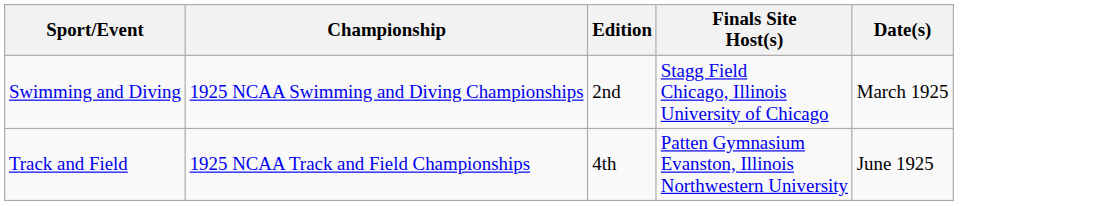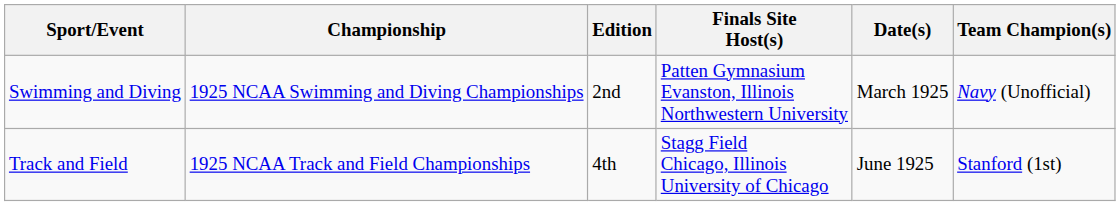+ column: (1034, 30)
(745, 91) Stagg Field Chicago, Illinois University of Chicago -> (754, 91) Patten Gymnasium Evanston, Illinois Northwestern University
(754, 164) Patten Gymnasium Evanston, Illinois Northwestern University -> (745, 164) Stagg Field Chicago, Illinois University of Chicago
